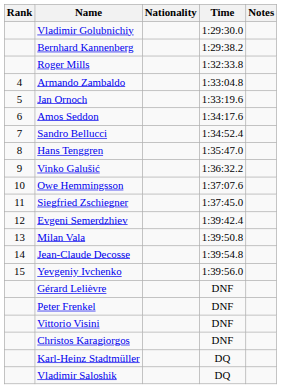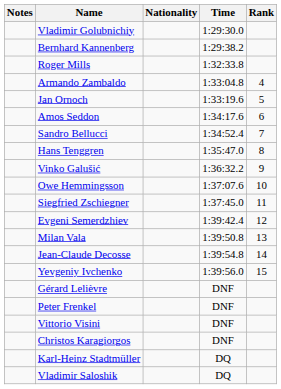columns swapped: (20, 13) <-> (261, 13)
